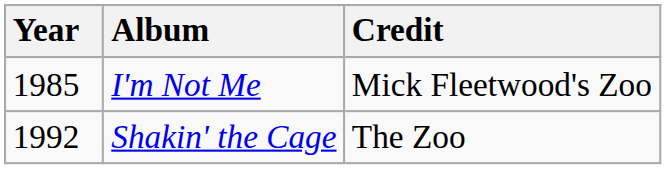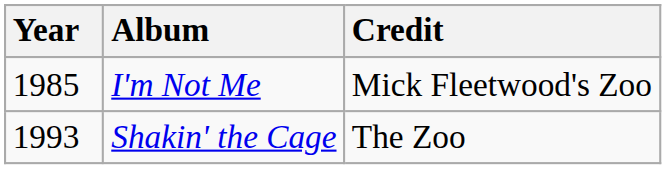(46, 136) 1992 -> (46, 136) 1993
